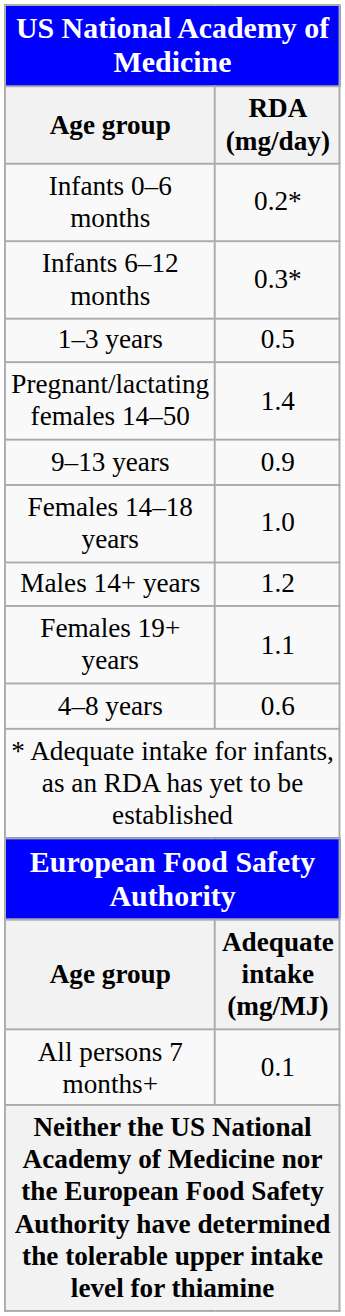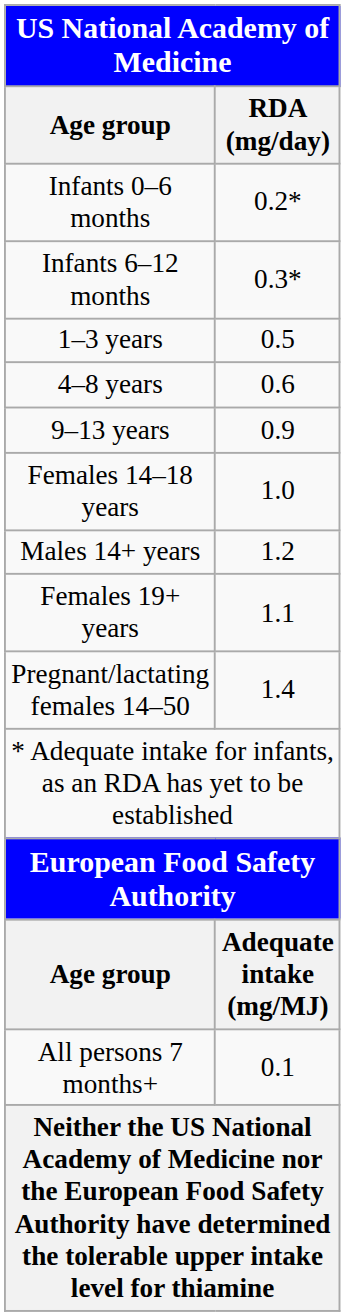rows swapped: (110, 705) <-> (110, 401)
